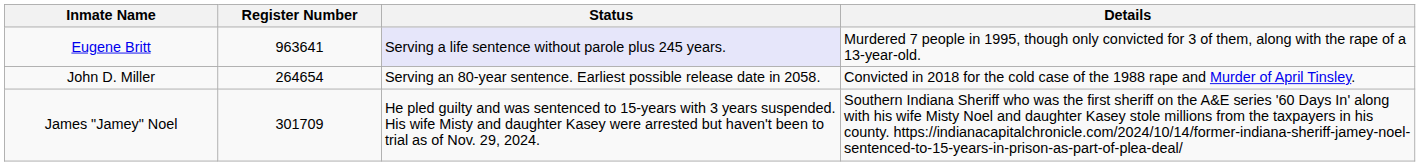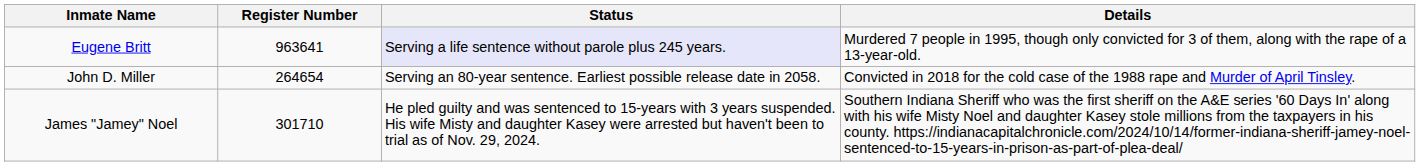(300, 124) 301709 -> (300, 124) 301710
